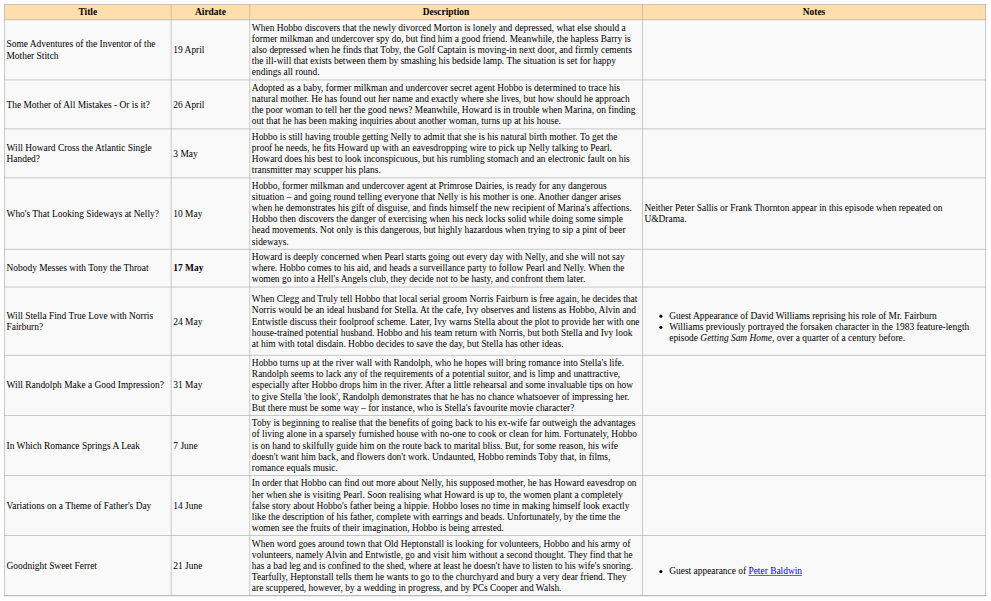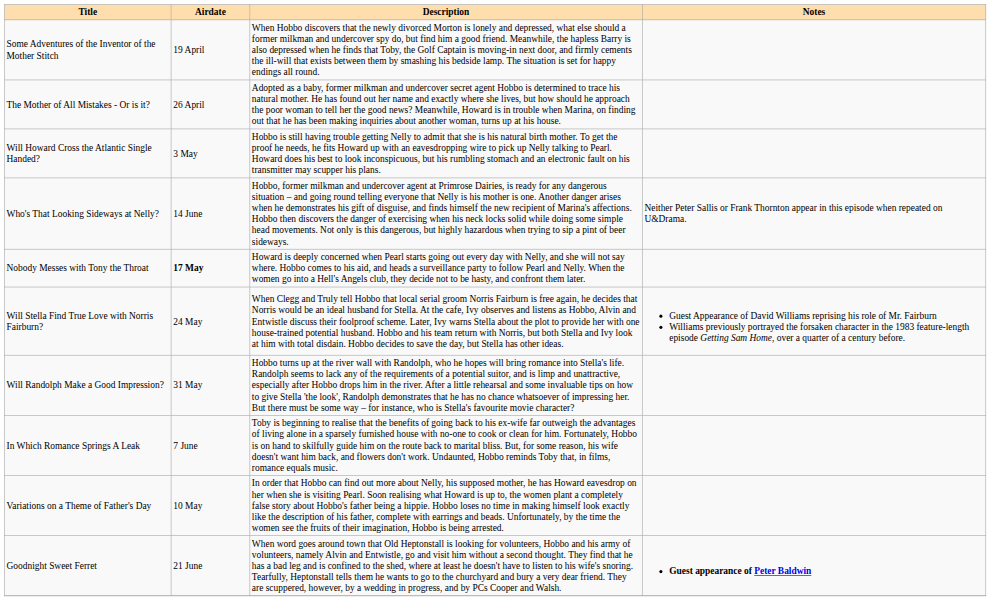(188, 214) 10 May -> (188, 214) 14 June
(188, 505) 14 June -> (188, 505) 10 May
(814, 572) normal -> (814, 572) bold
